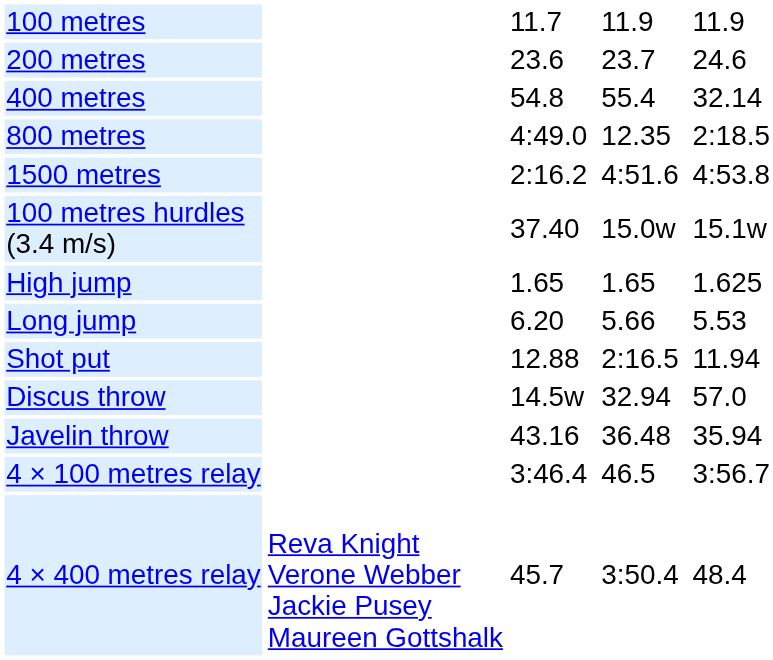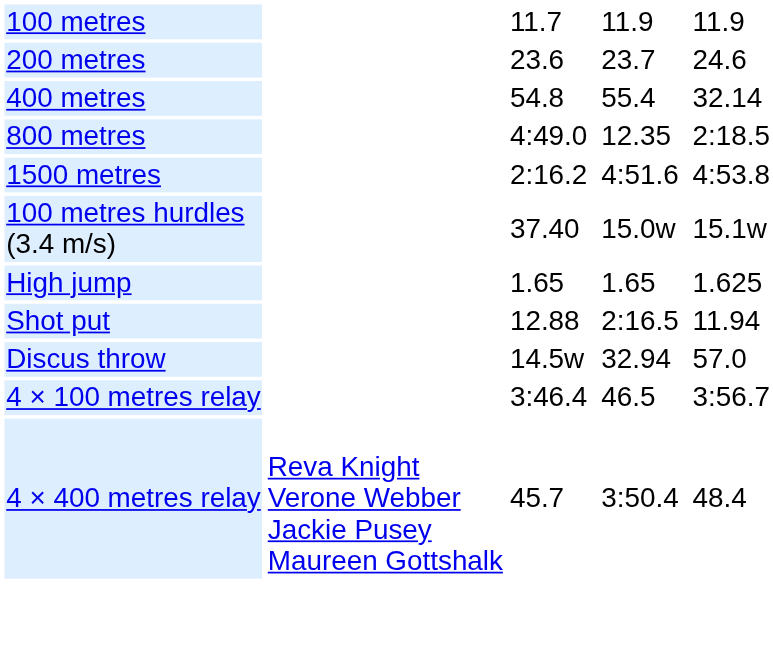- row: (71, 320)
- row: (87, 435)
